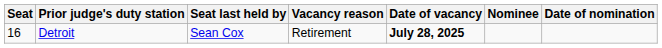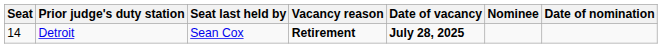(14, 33) 16 -> (14, 33) 14
(322, 33) normal -> (324, 33) bold
